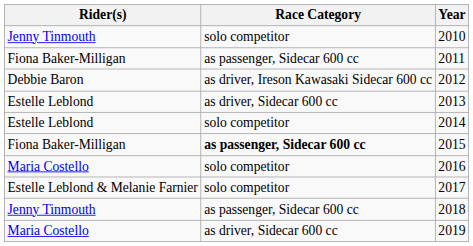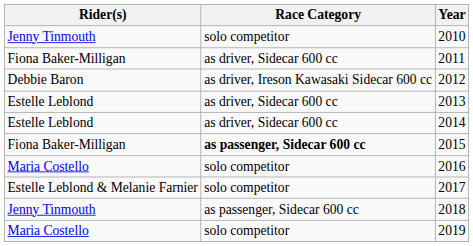(282, 58) as passenger, Sidecar 600 cc -> (271, 58) as driver, Sidecar 600 cc
(247, 123) solo competitor -> (271, 123) as driver, Sidecar 600 cc
(271, 230) as driver, Sidecar 600 cc -> (247, 230) solo competitor
